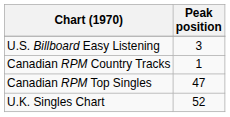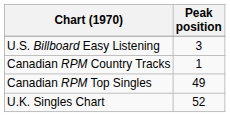(199, 83) 47 -> (199, 83) 49
